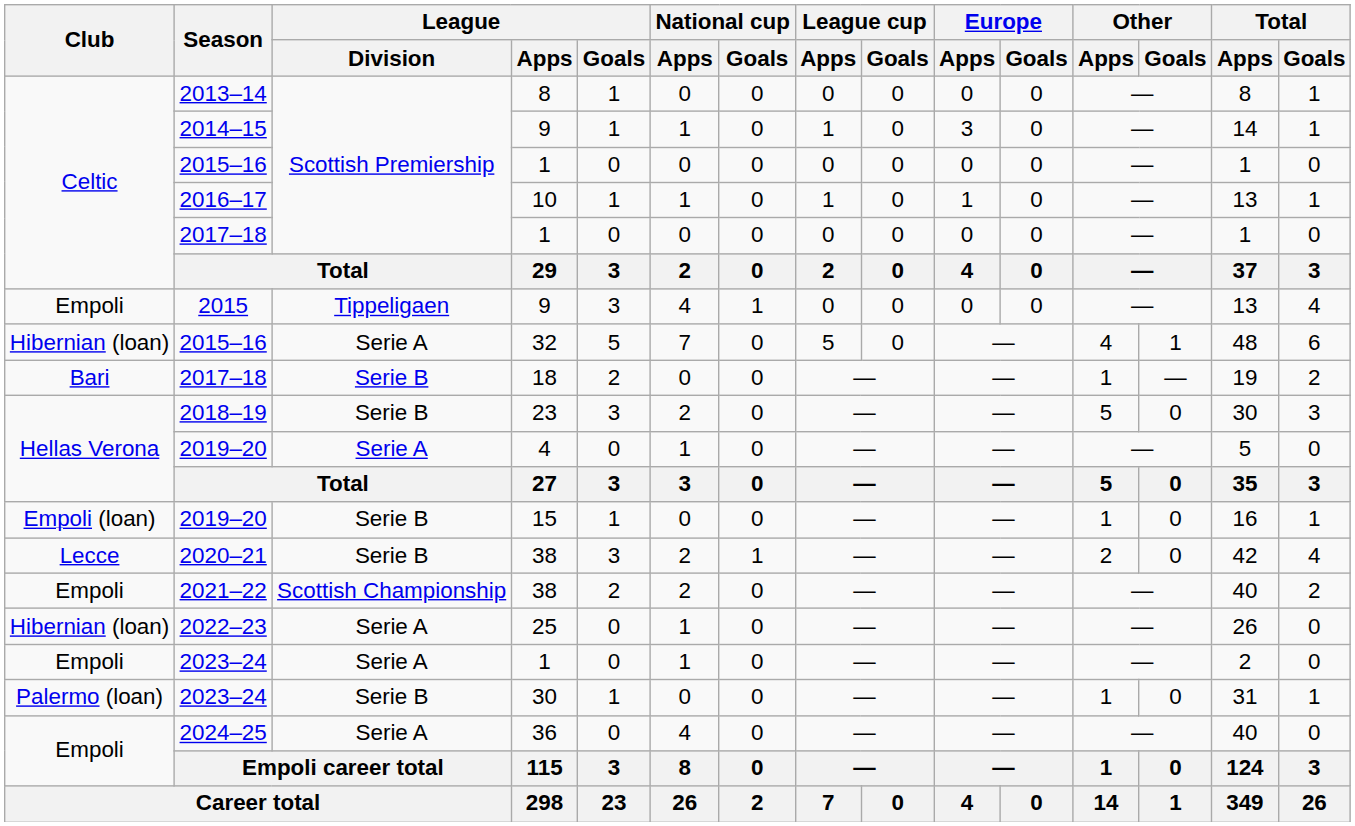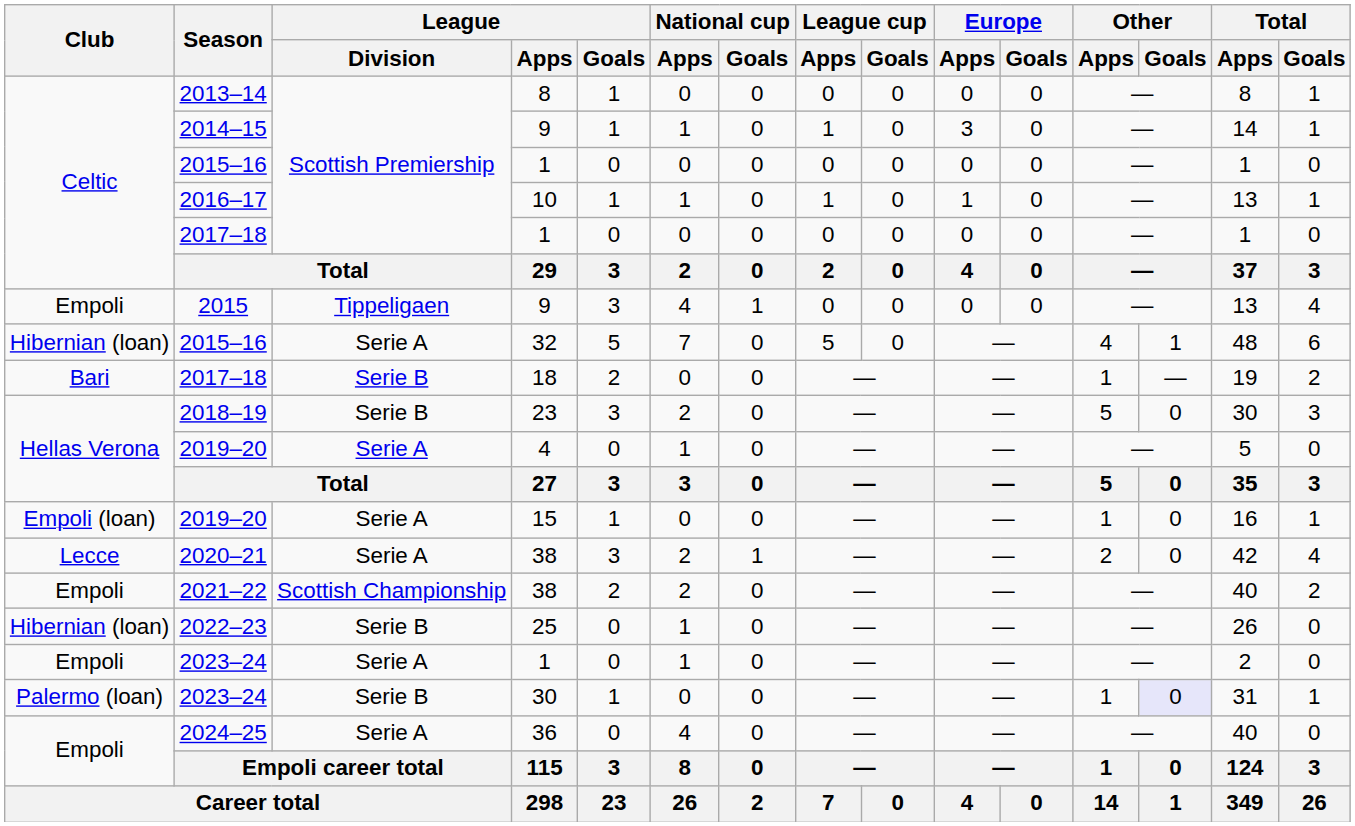(392, 519) Serie B -> (392, 519) Serie A
(392, 555) Serie B -> (392, 555) Serie A
(392, 626) Serie A -> (392, 626) Serie B
(1175, 697) no background -> (1175, 697) lavender background
